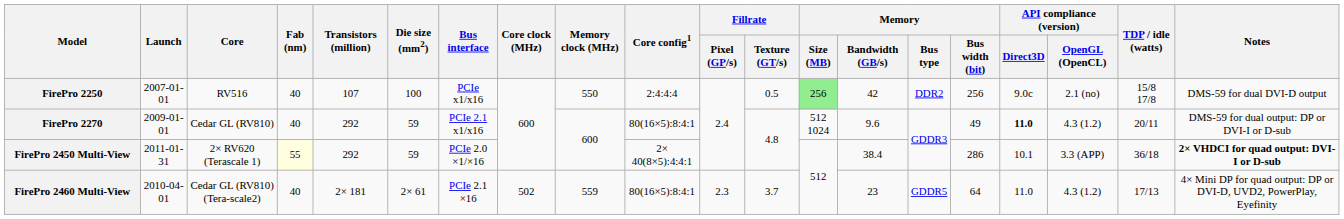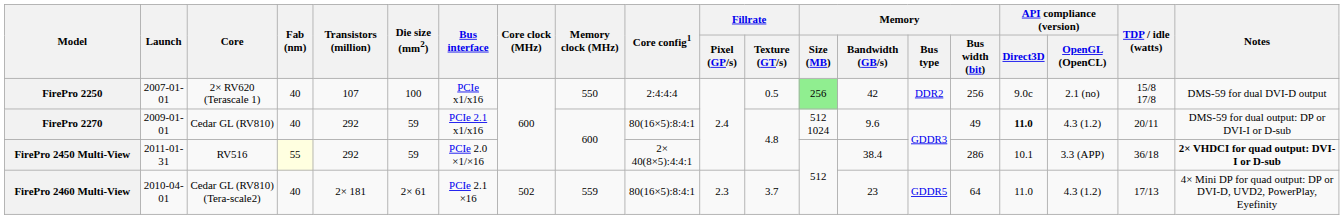(232, 93) RV516 -> (232, 93) 2× RV620 (Terascale 1)
(232, 155) 2× RV620 (Terascale 1) -> (232, 155) RV516
